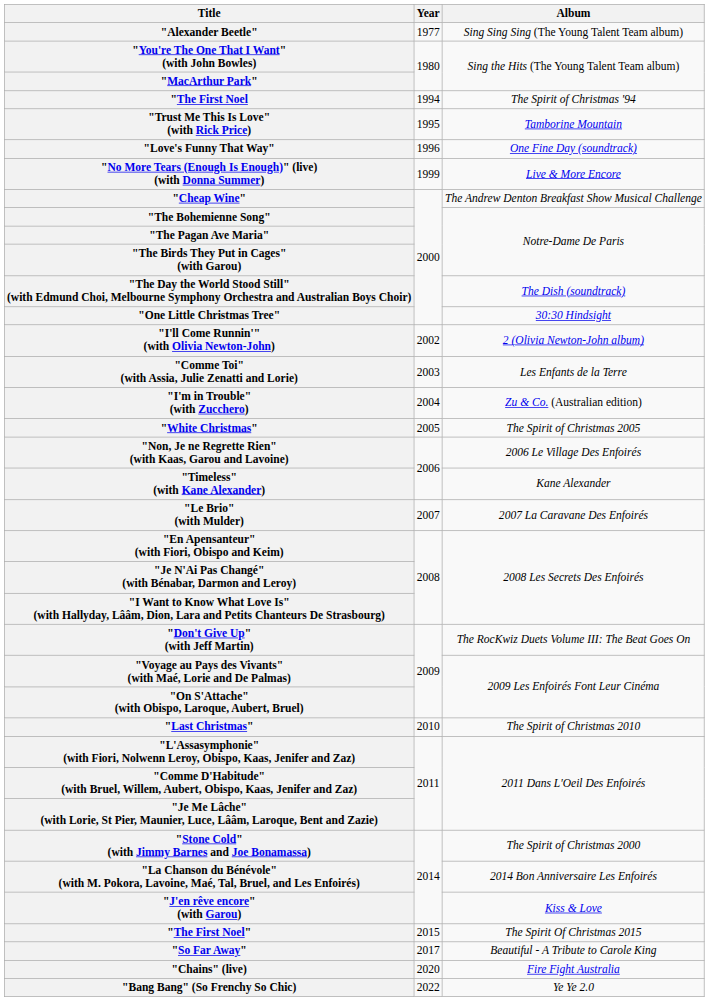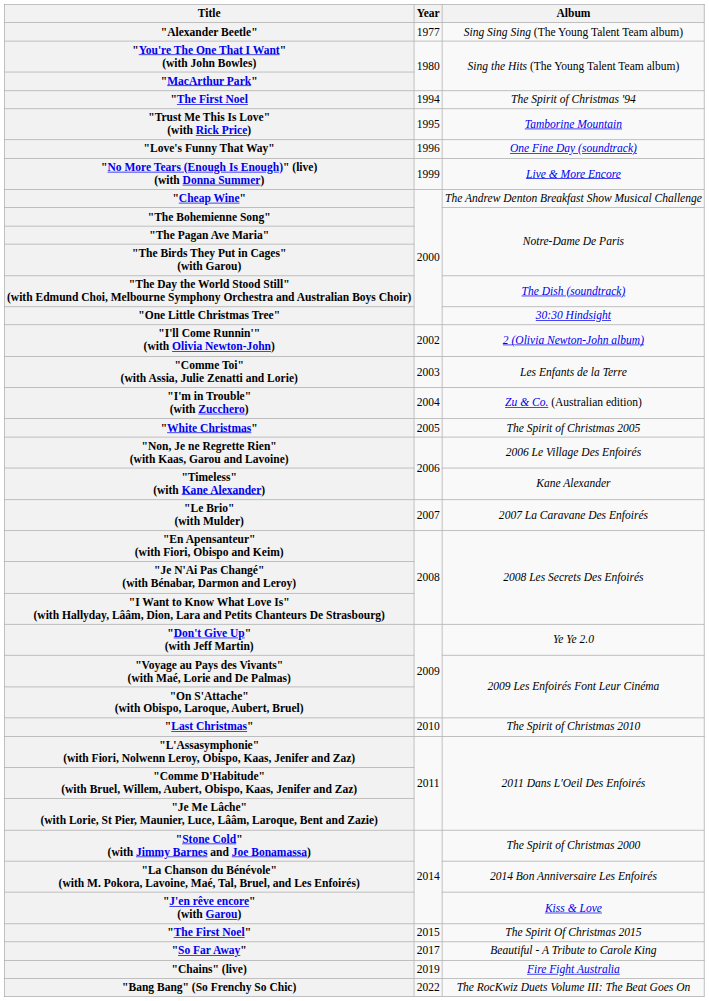(573, 640) The RocKwiz Duets Volume III: The Beat Goes On -> (573, 640) Ye Ye 2.0
(428, 969) 2020 -> (428, 969) 2019
(573, 987) Ye Ye 2.0 -> (573, 987) The RocKwiz Duets Volume III: The Beat Goes On
